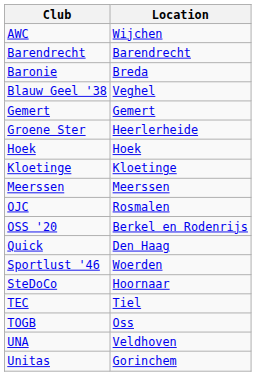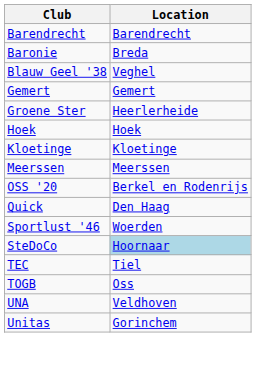- row: (18, 33)
- row: (18, 207)
(141, 284) no background -> (141, 245) lightblue background
